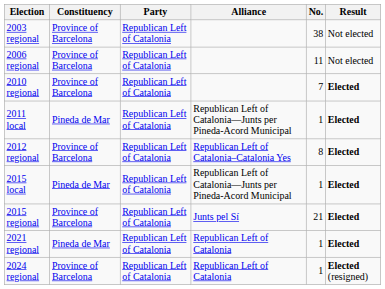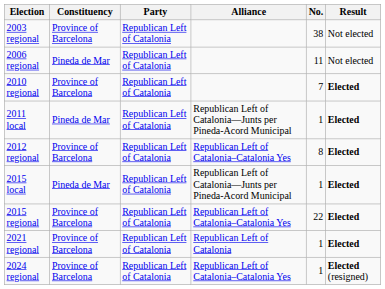(75, 60) Province of Barcelona -> (81, 60) Pineda de Mar
(216, 217) Junts pel Sí -> (242, 217) Republican Left of Catalonia–Catalonia Yes
(318, 217) 21 -> (318, 217) 22
(81, 244) Pineda de Mar -> (75, 244) Province of Barcelona
(231, 271) Republican Left of Catalonia -> (242, 271) Republican Left of Catalonia–Catalonia Yes
